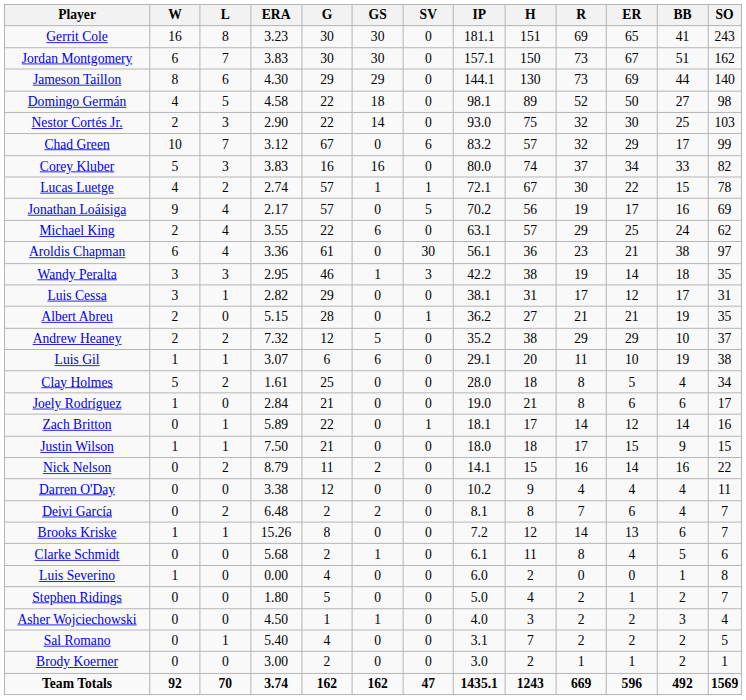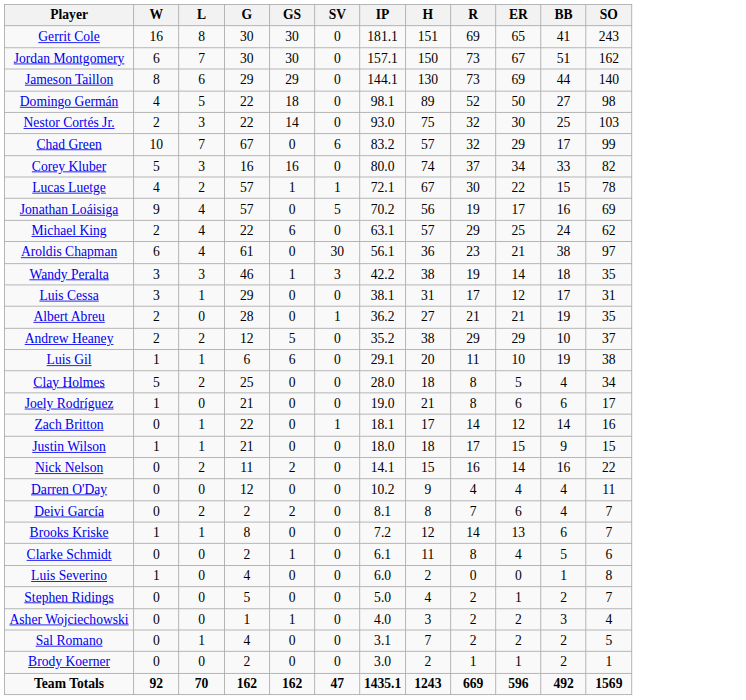- column: (276, 15)
